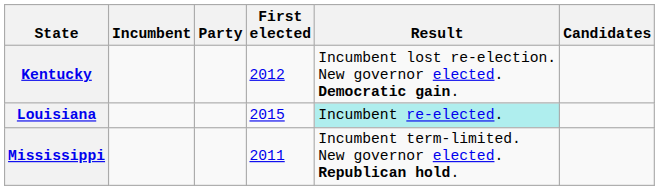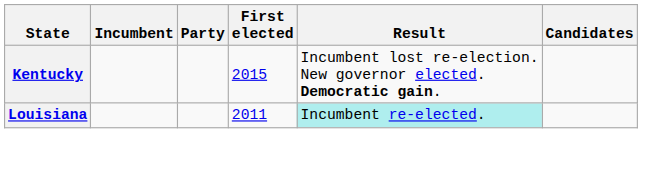(267, 74) 2012 -> (249, 74) 2015
(267, 115) 2015 -> (249, 115) 2011
- row: (57, 156)
